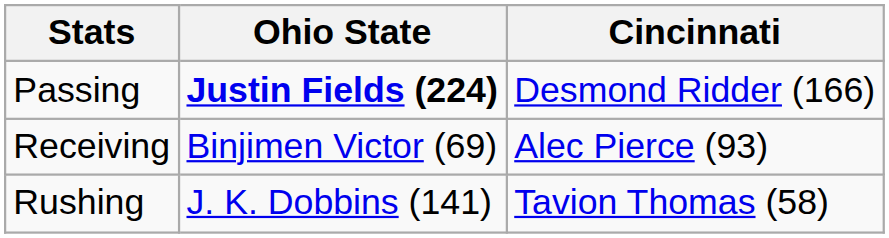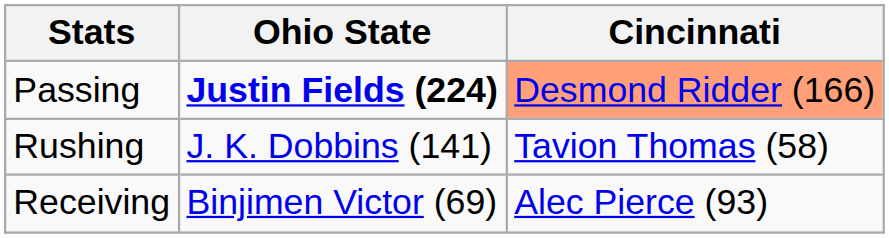(695, 89) no background -> (695, 89) lightsalmon background
rows swapped: (79, 202) <-> (92, 145)
